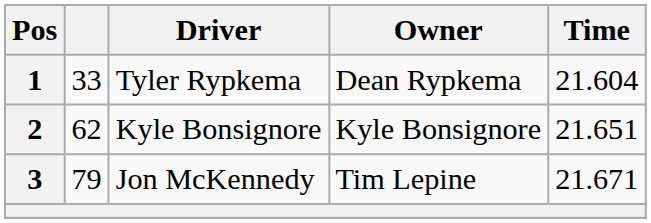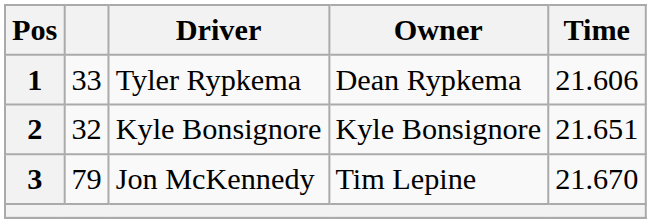(597, 79) 21.604 -> (597, 79) 21.606
(87, 129) 62 -> (87, 129) 32
(597, 179) 21.671 -> (597, 179) 21.670
